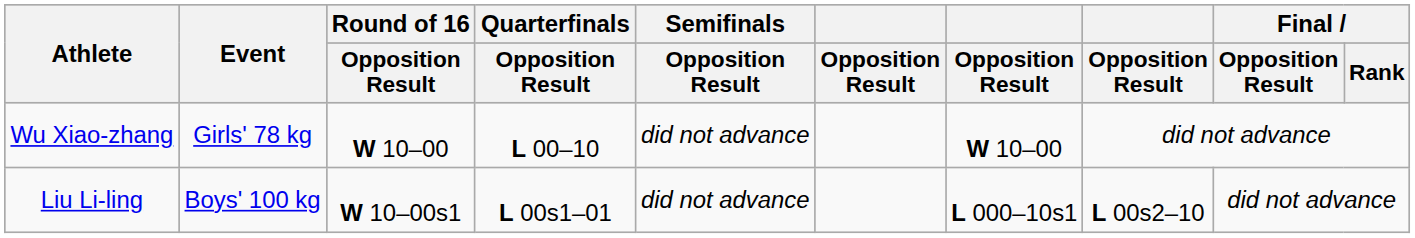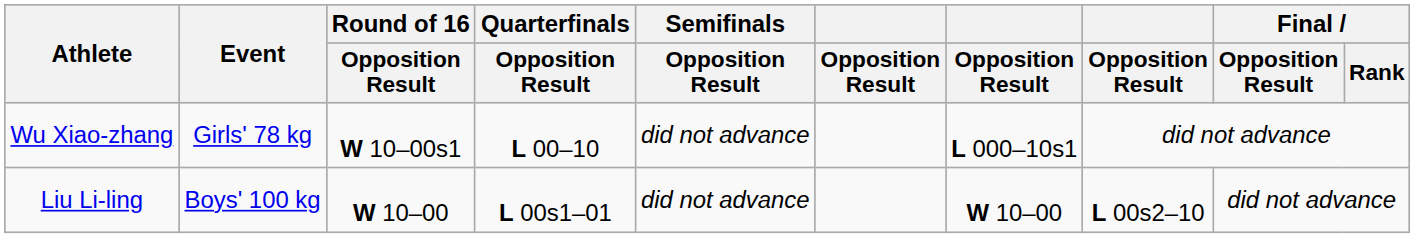(401, 149) W 10–00 -> (401, 149) W 10–00s1
(1014, 149) W 10–00 -> (1014, 149) L 000–10s1
(401, 213) W 10–00s1 -> (401, 213) W 10–00
(1014, 213) L 000–10s1 -> (1014, 213) W 10–00
